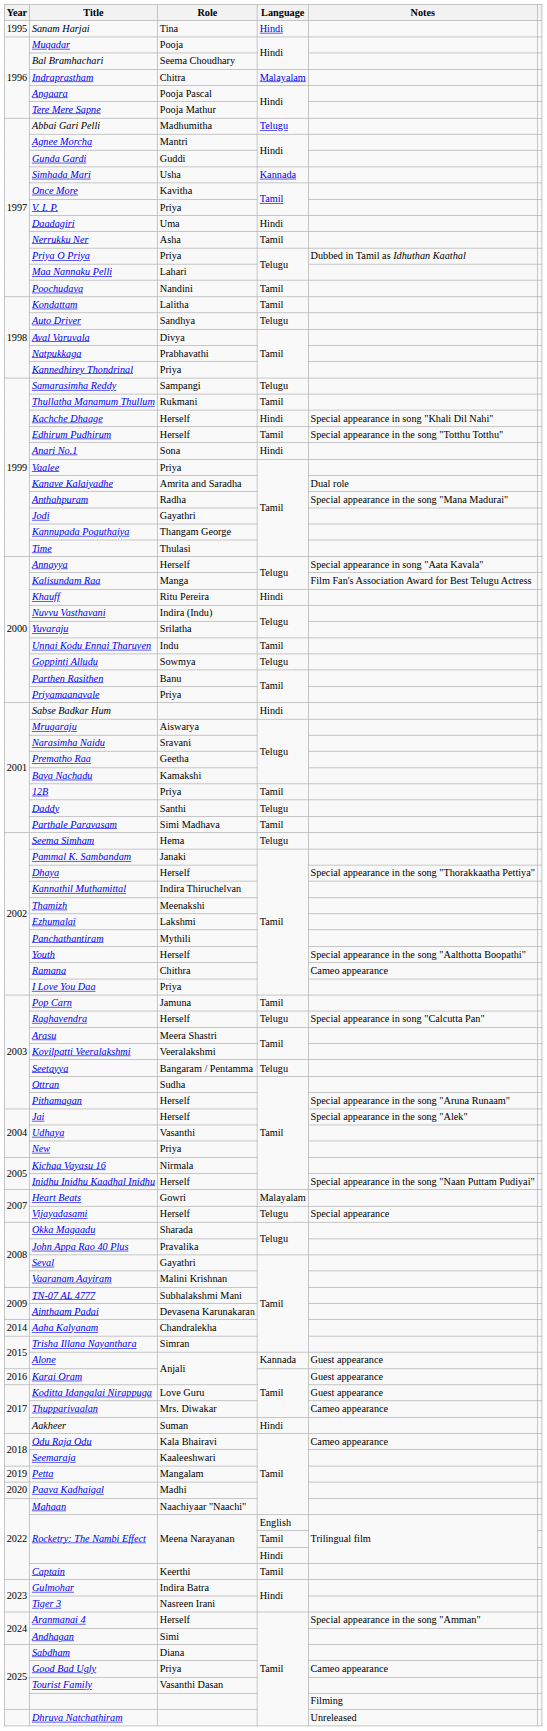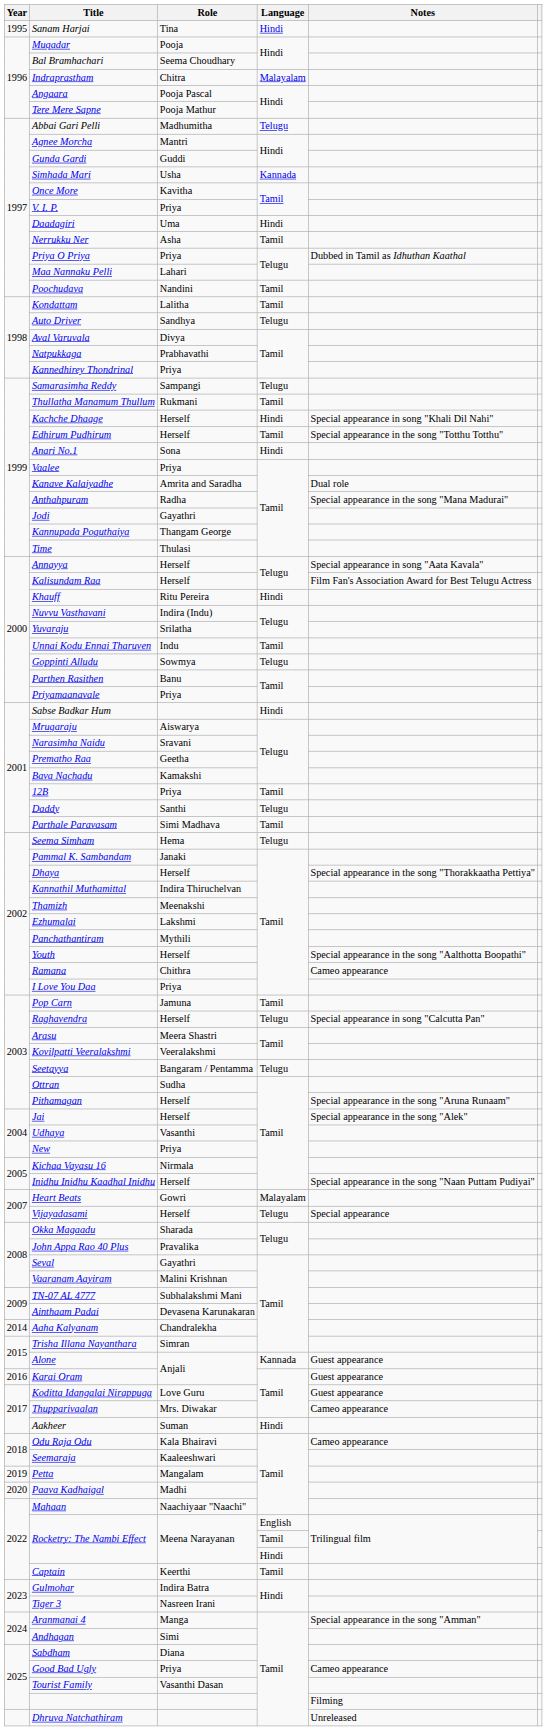(174, 581) Manga -> (175, 581) Herself
(175, 1620) Herself -> (174, 1620) Manga
